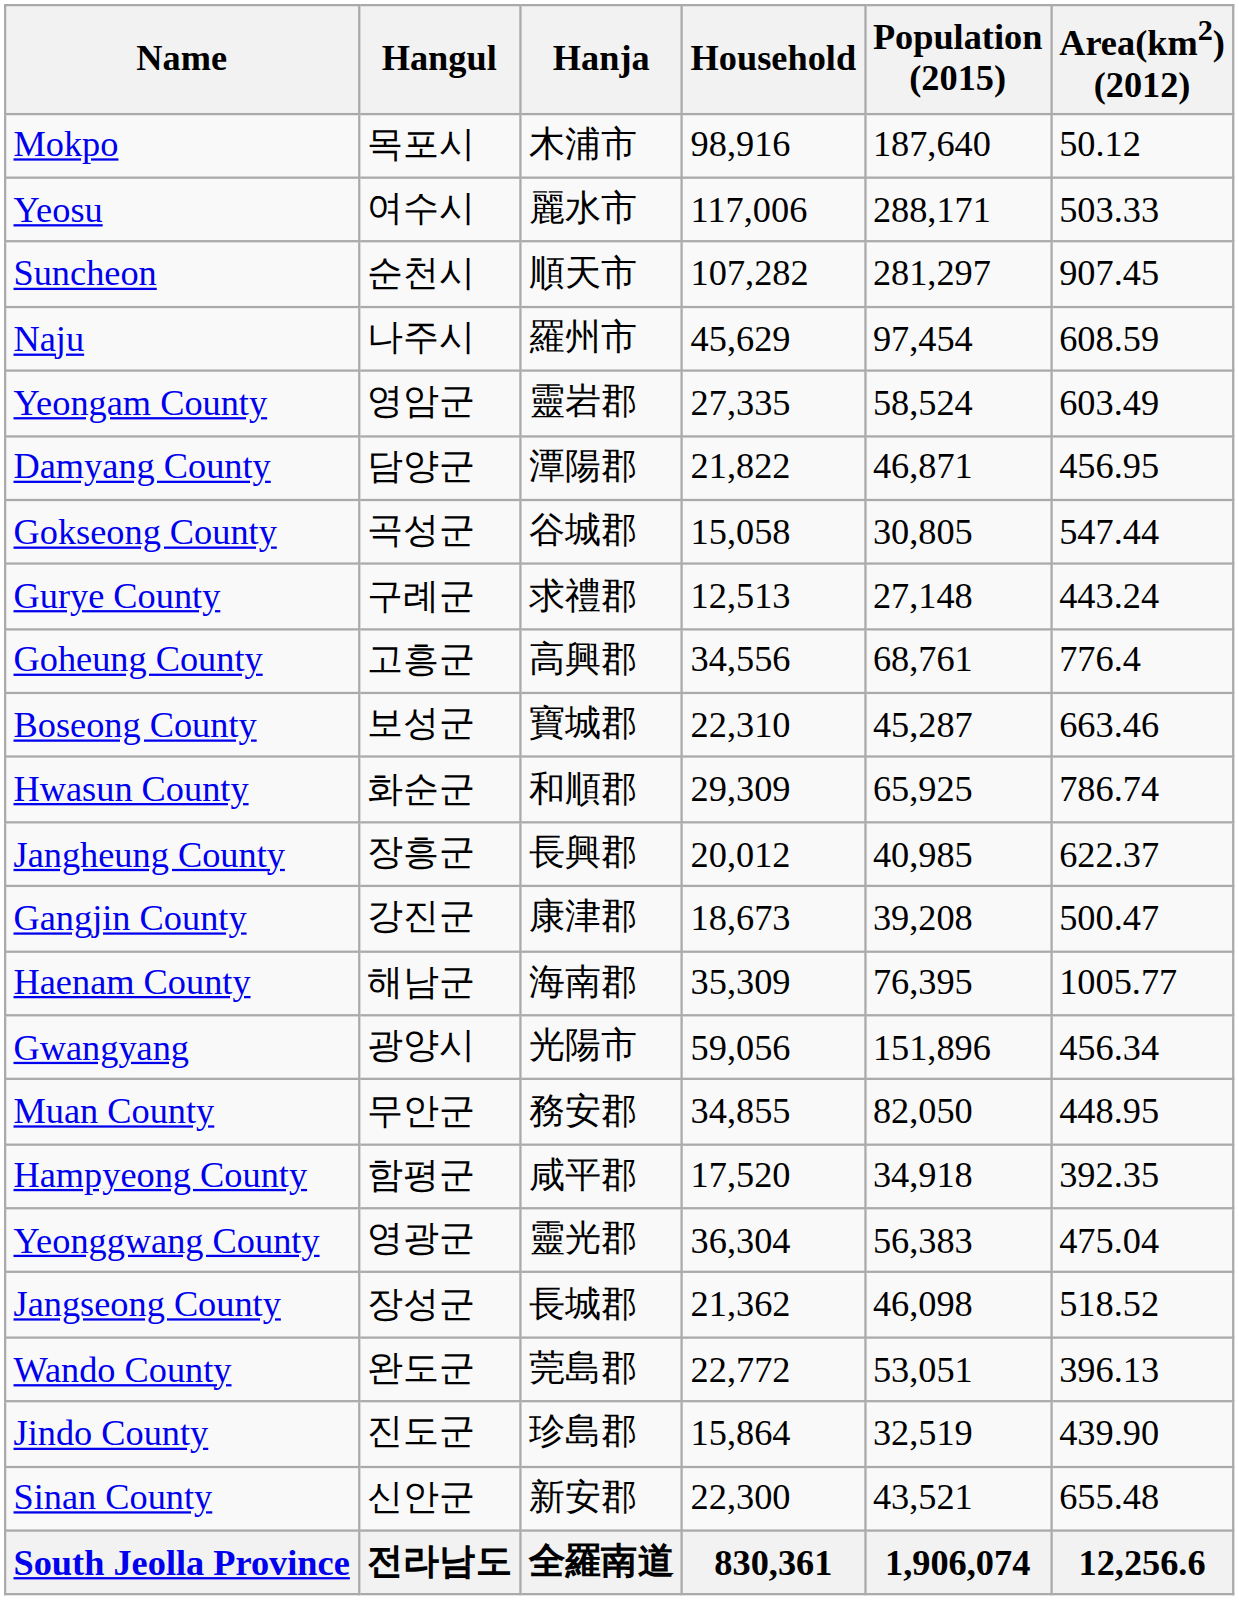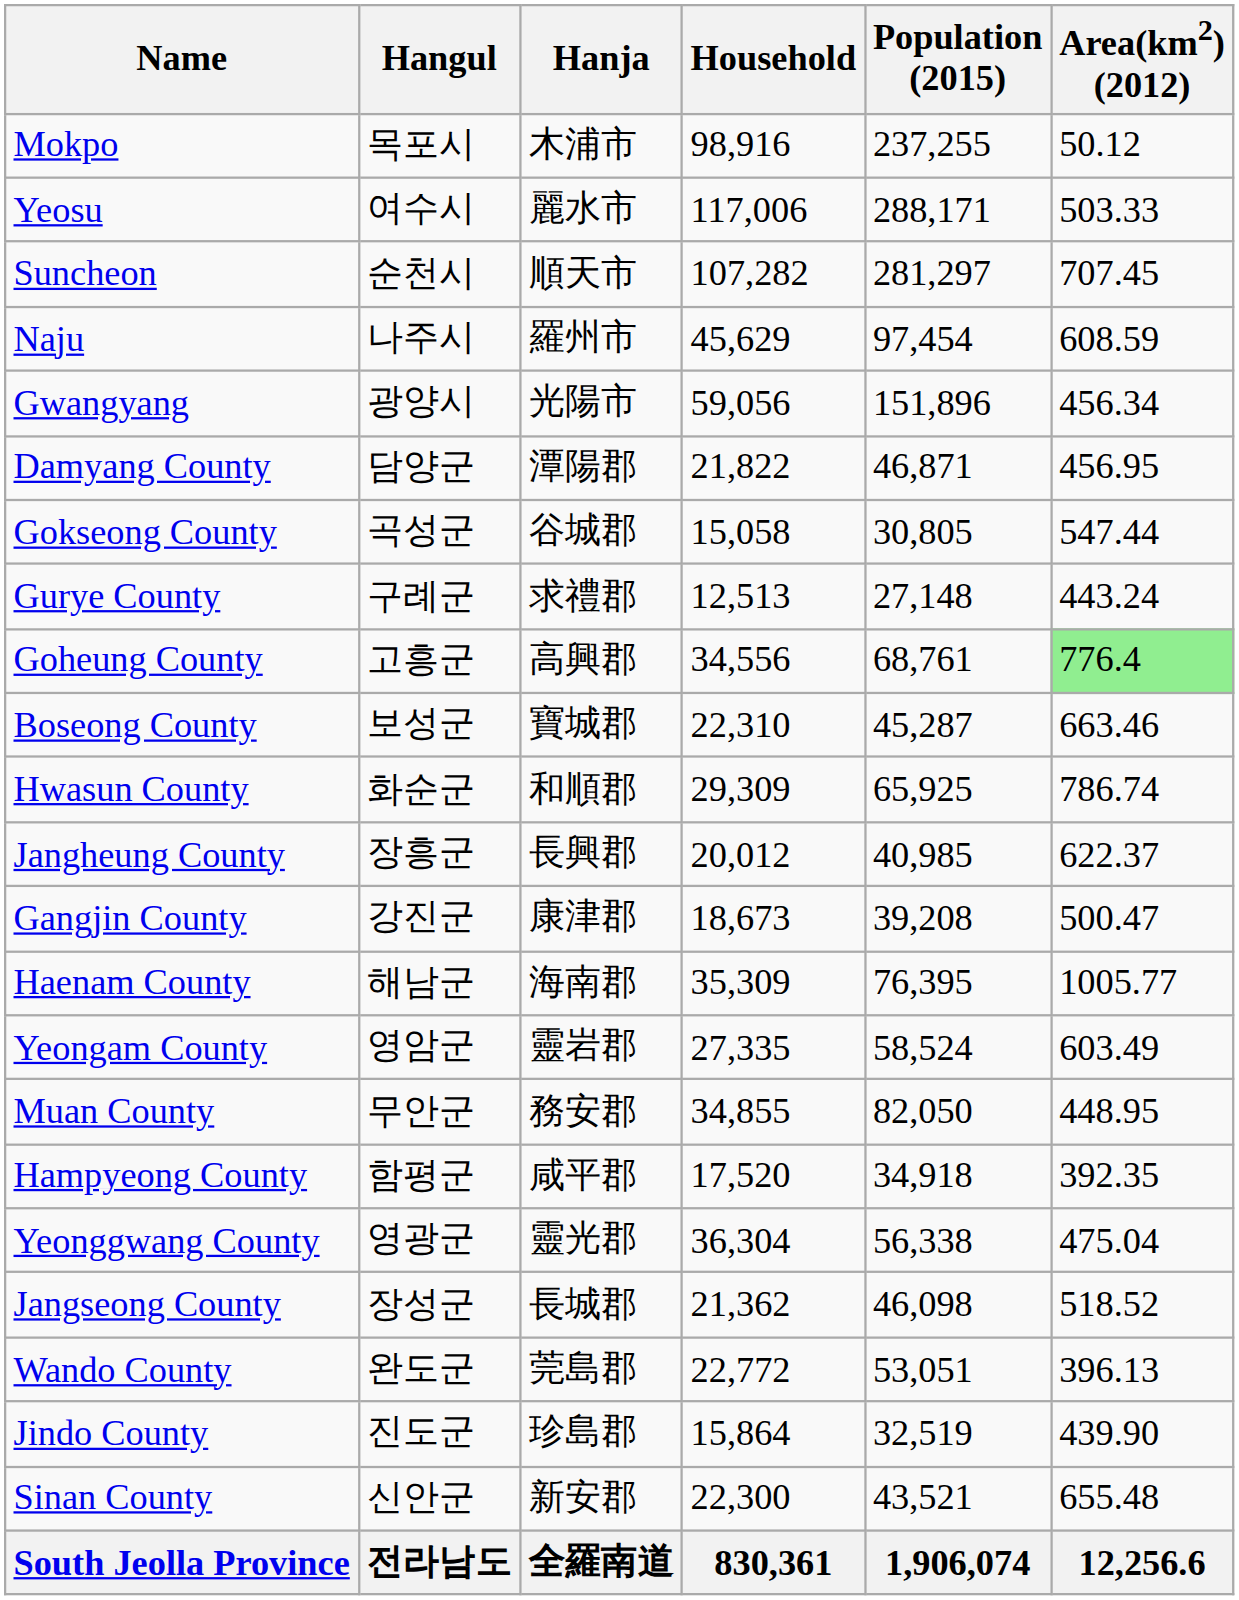(932, 144) 187,640 -> (932, 144) 237,255
(1109, 273) 907.45 -> (1109, 273) 707.45
rows swapped: (101, 1046) <-> (140, 402)
(1100, 660) no background -> (1100, 660) lightgreen background
(923, 1239) 56,383 -> (923, 1239) 56,338
